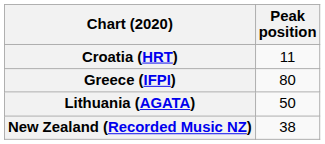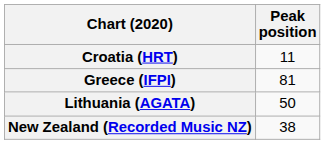(288, 80) 80 -> (288, 80) 81
